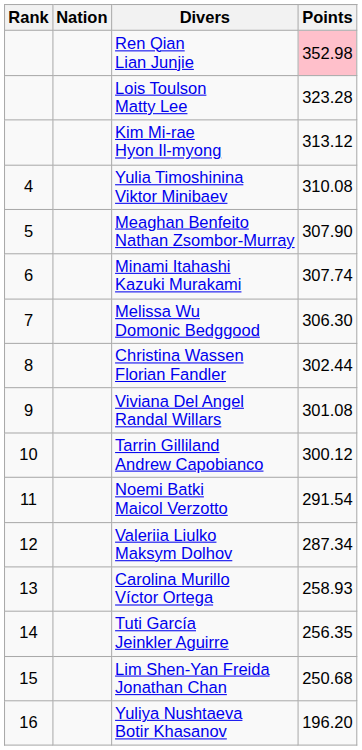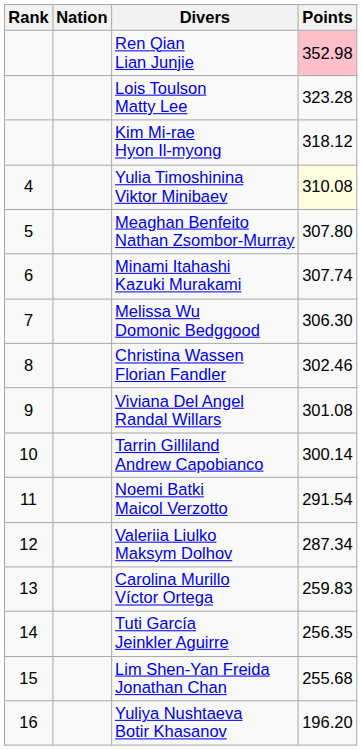(327, 142) 313.12 -> (327, 142) 318.12
(327, 187) no background -> (327, 187) lightyellow background
(327, 231) 307.90 -> (327, 231) 307.80
(327, 365) 302.44 -> (327, 365) 302.46
(327, 455) 300.12 -> (327, 455) 300.14
(327, 589) 258.93 -> (327, 589) 259.83
(327, 678) 250.68 -> (327, 678) 255.68
